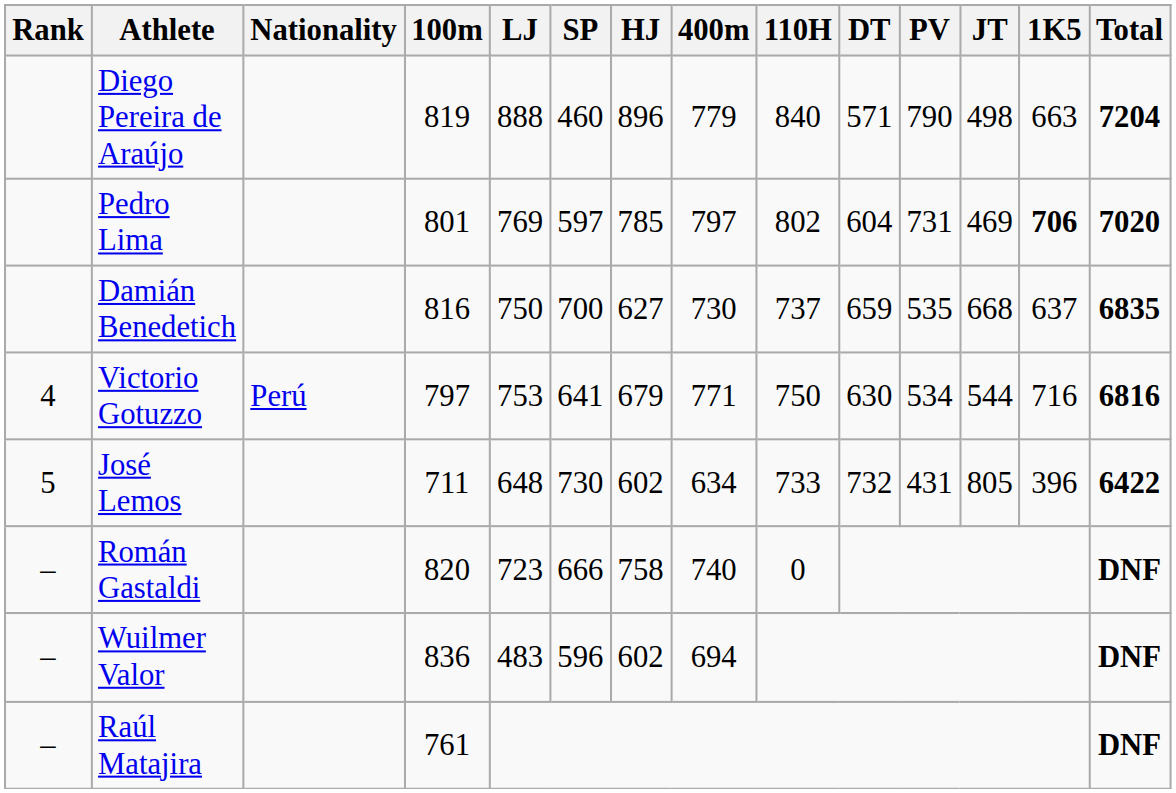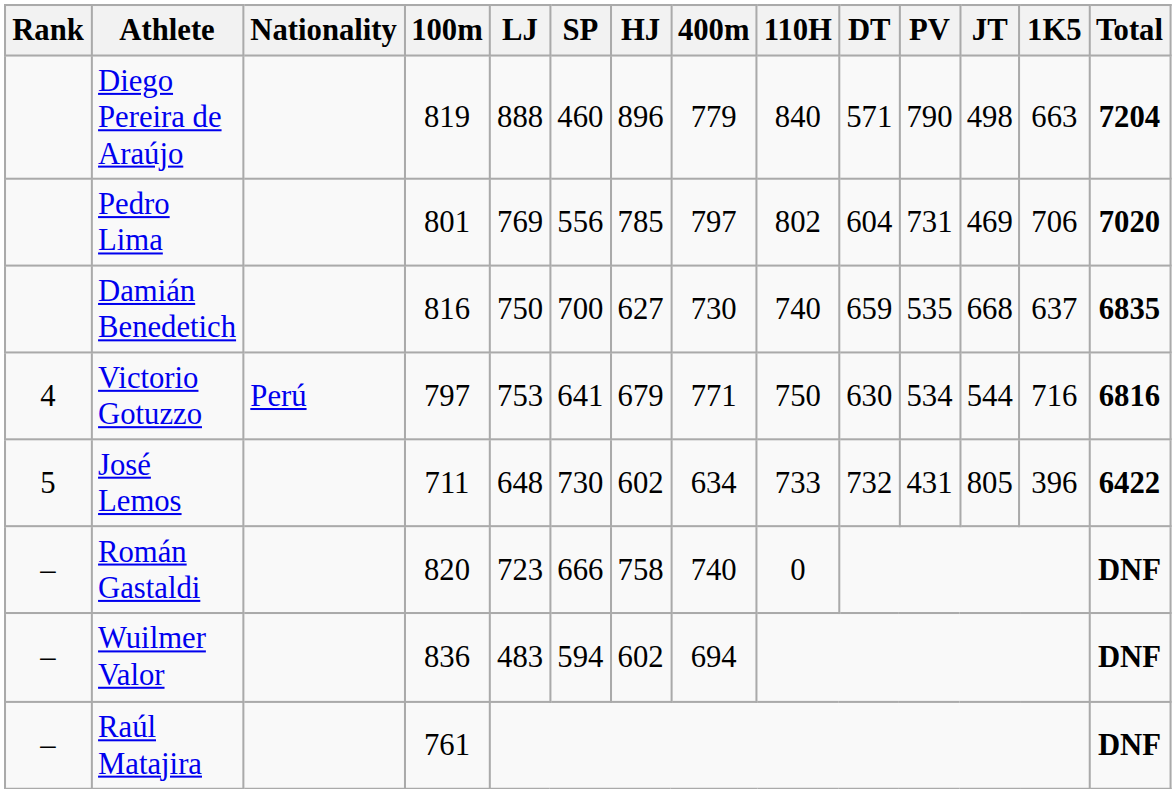(580, 222) 597 -> (580, 222) 556
(1054, 222) bold -> (1054, 222) normal
(798, 309) 737 -> (798, 309) 740
(580, 657) 596 -> (580, 657) 594
